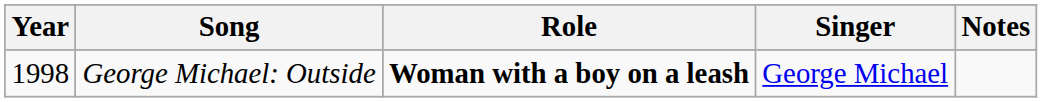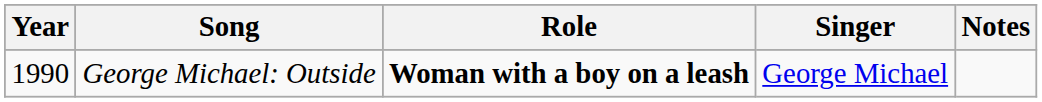(40, 73) 1998 -> (40, 73) 1990
